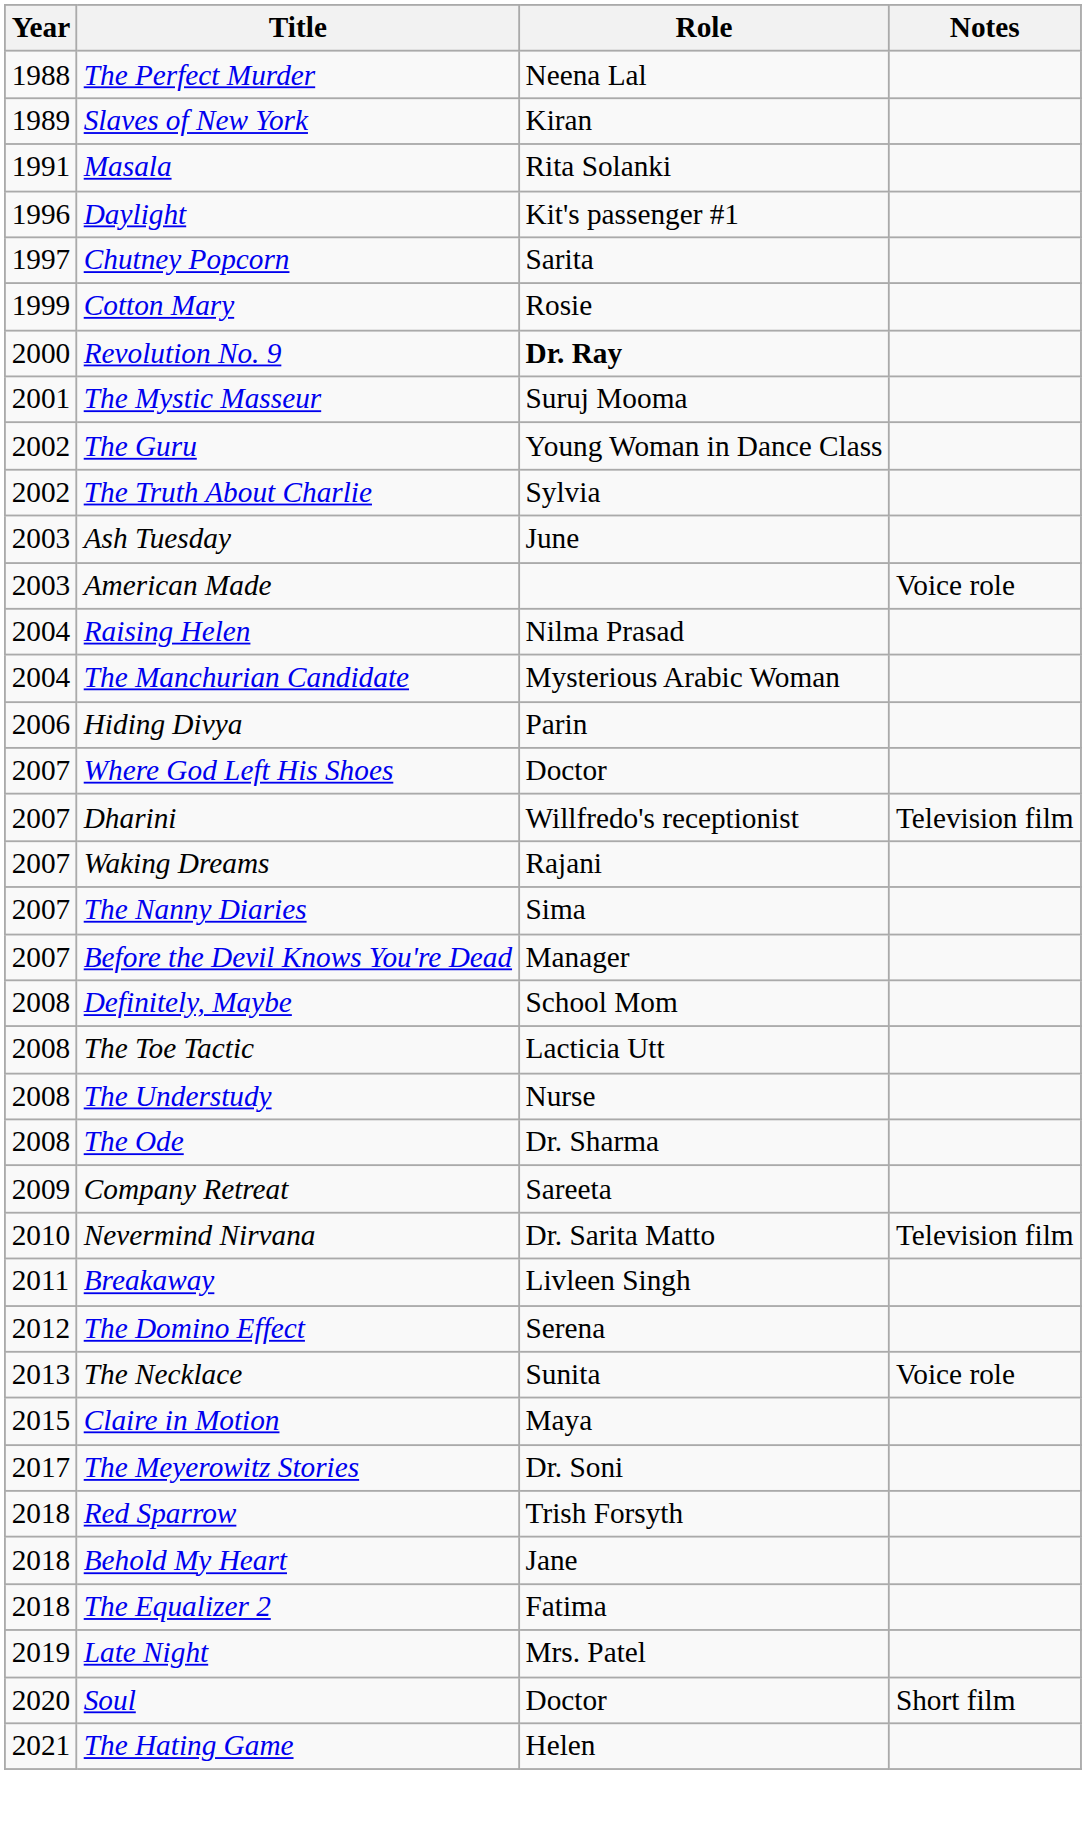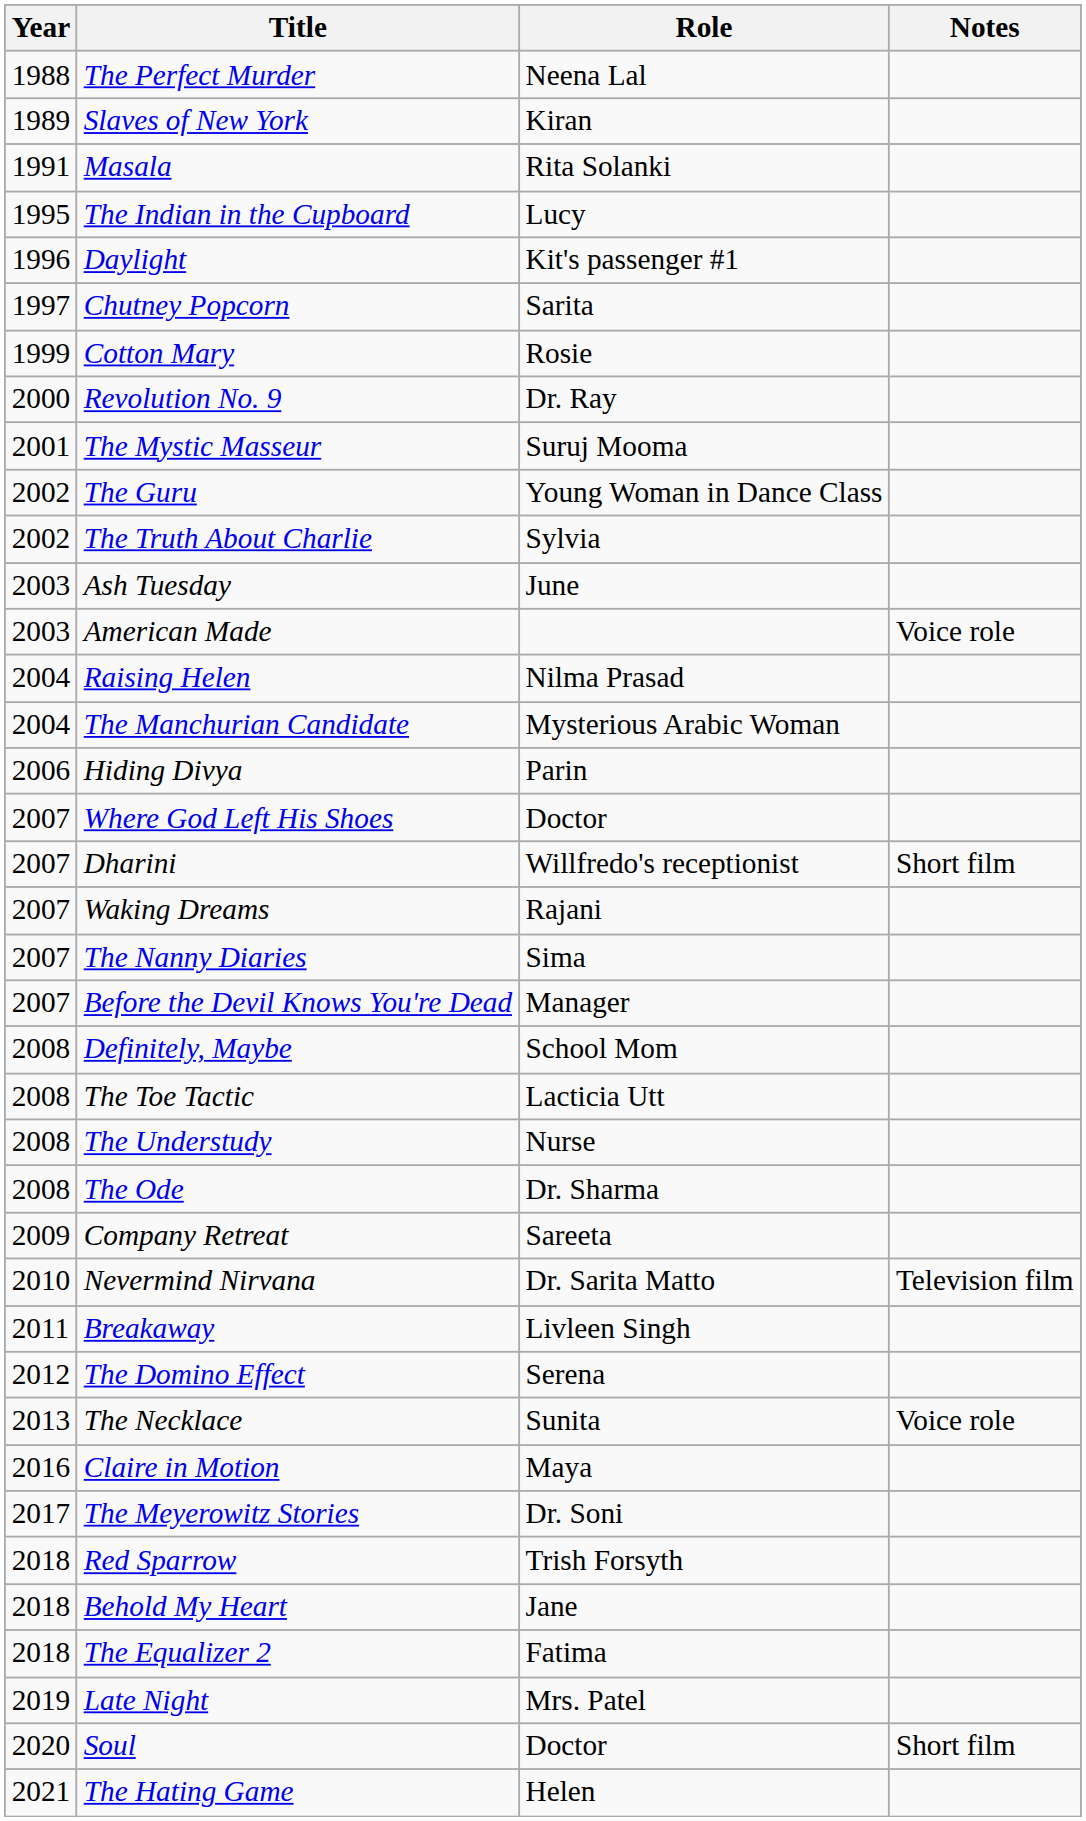+ row: (247, 213)
(574, 352) bold -> (571, 399) normal
(985, 817) Television film -> (956, 863) Short film
(41, 1420) 2015 -> (41, 1467) 2016
